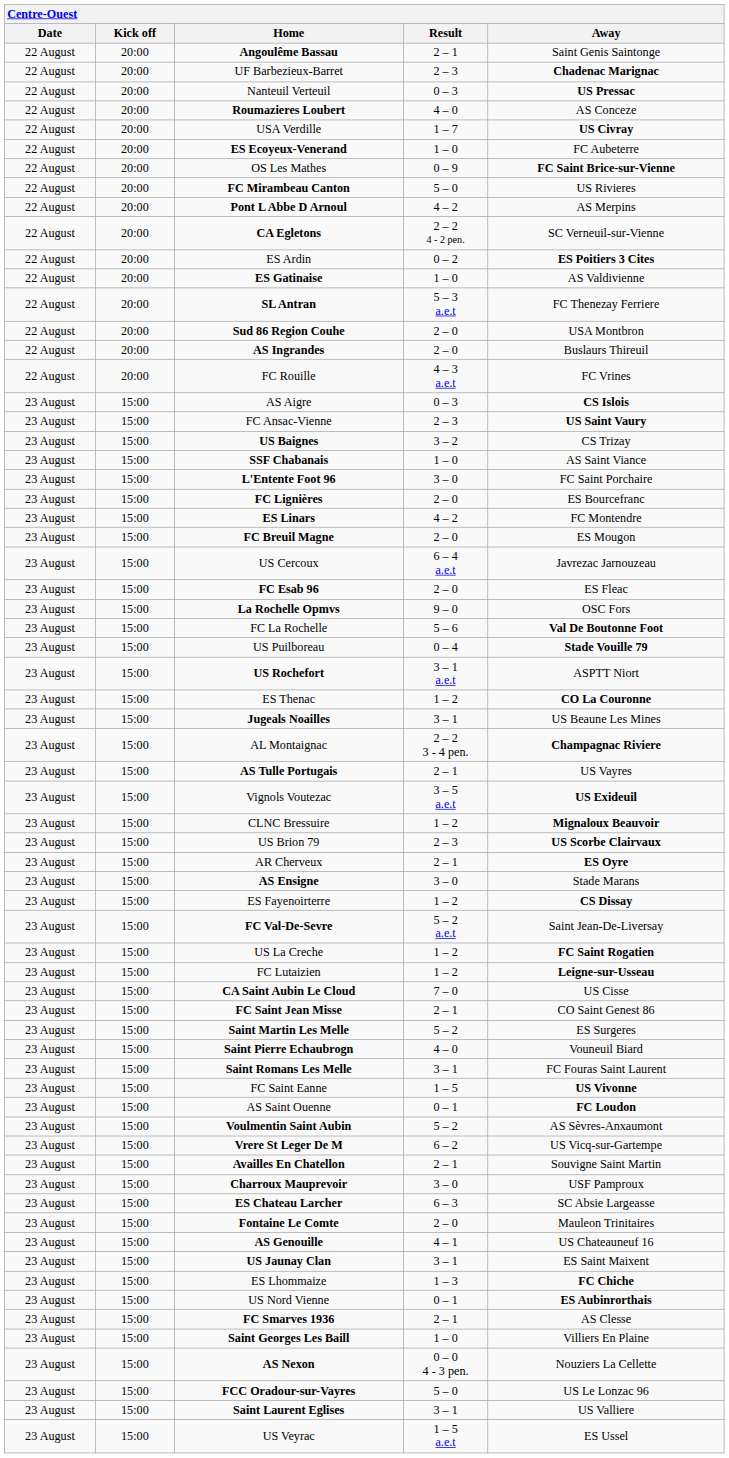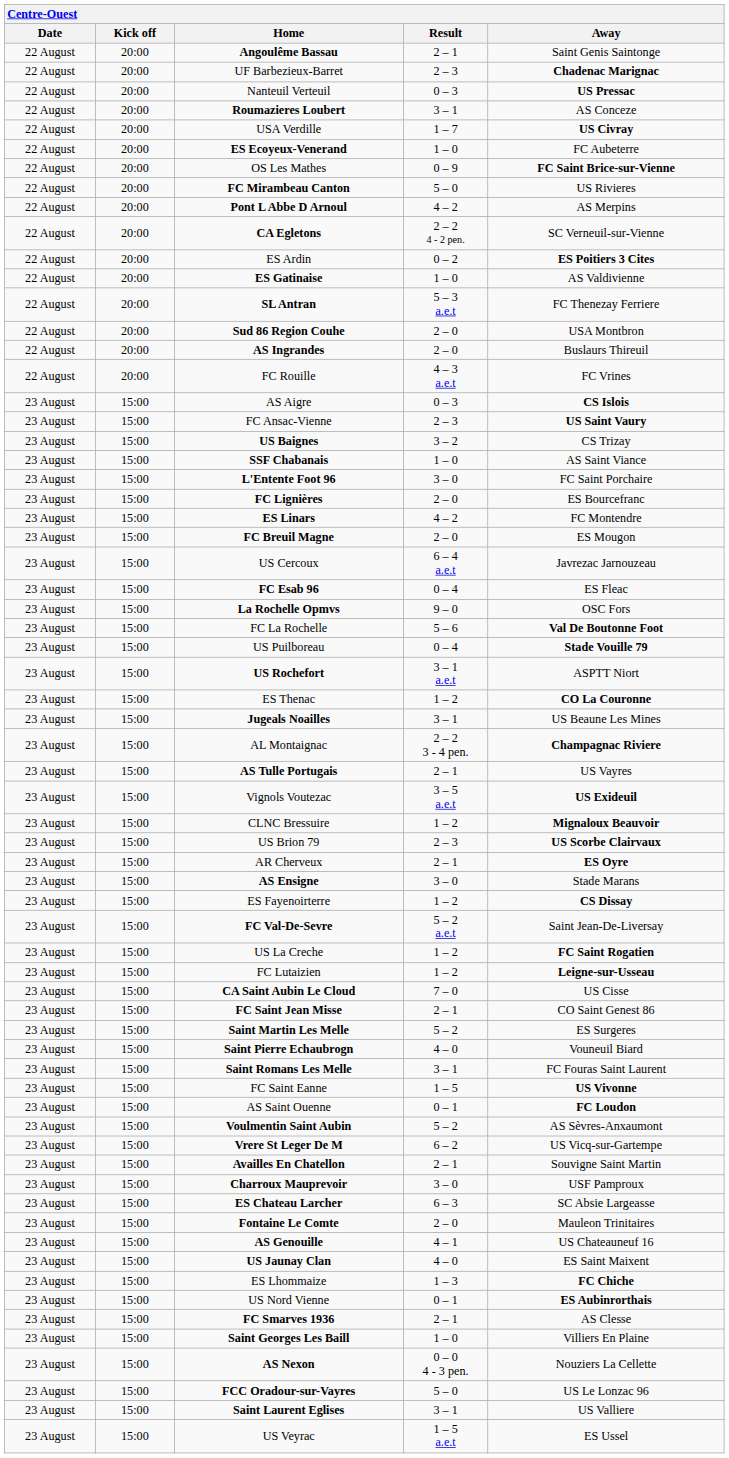(446, 110) 4 – 0 -> (446, 110) 3 – 1
(446, 589) 2 – 0 -> (446, 589) 0 – 4
(446, 1261) 3 – 1 -> (446, 1261) 4 – 0
